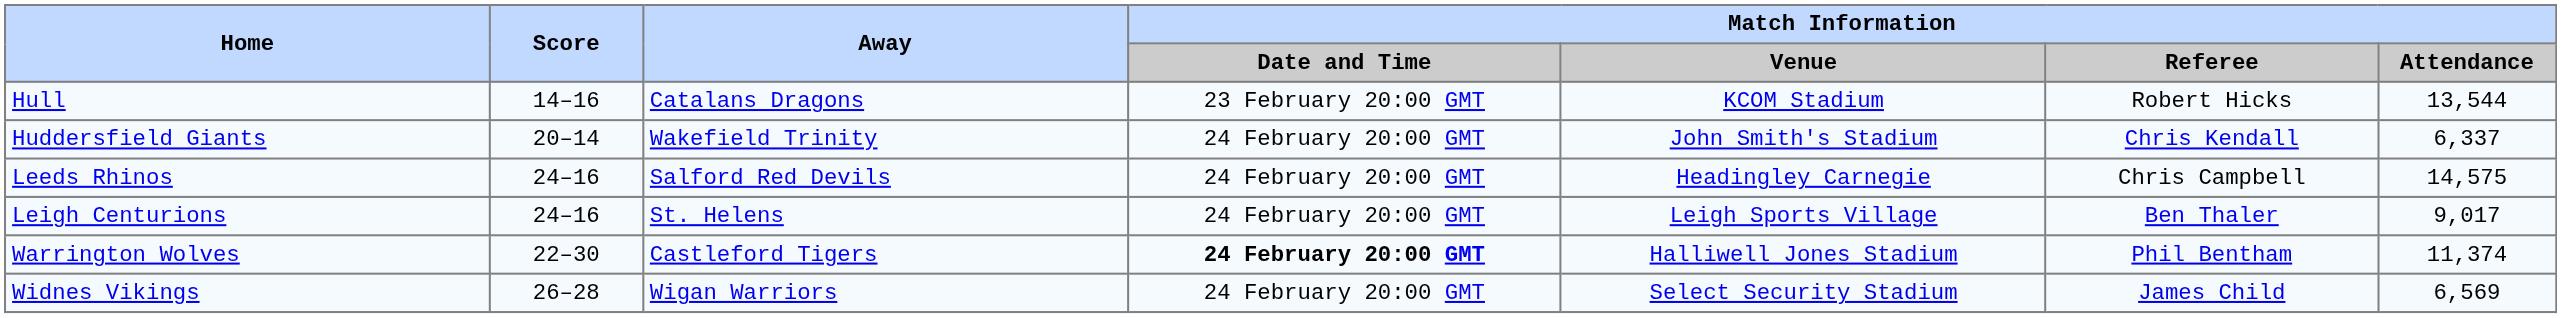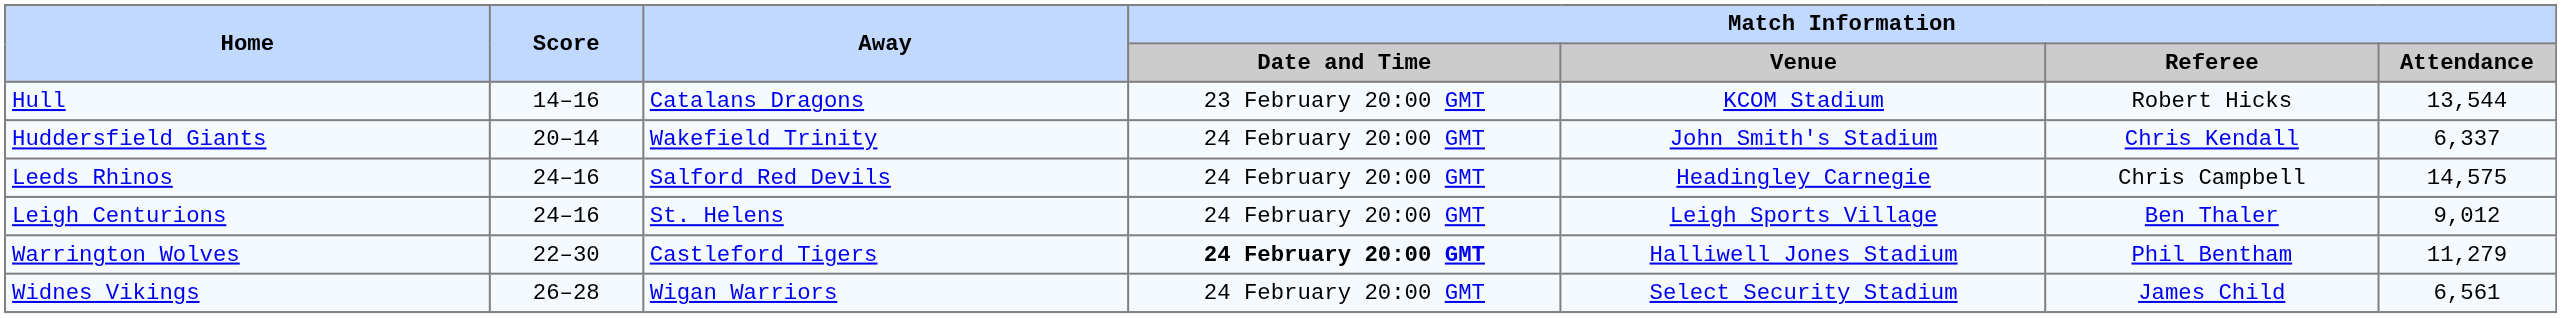(2467, 216) 9,017 -> (2467, 216) 9,012
(2467, 254) 11,374 -> (2467, 254) 11,279
(2467, 293) 6,569 -> (2467, 293) 6,561
